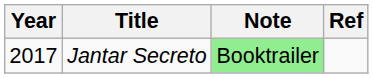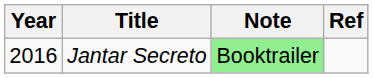(33, 55) 2017 -> (33, 55) 2016
